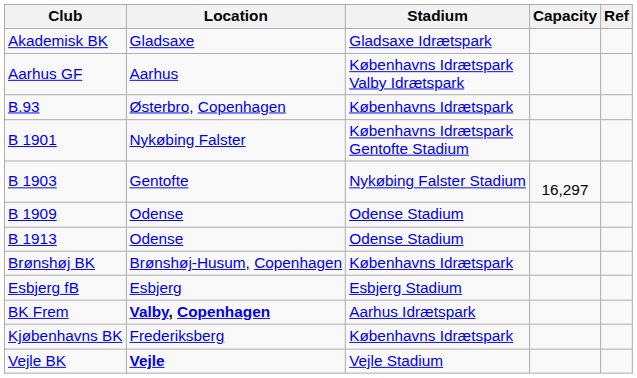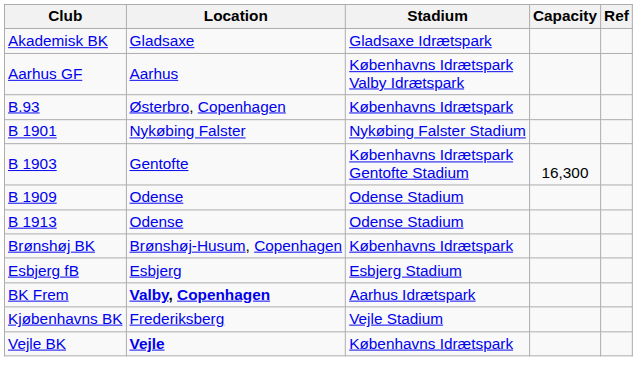(431, 140) Københavns Idrætspark Gentofte Stadium -> (438, 131) Nykøbing Falster Stadium
(438, 181) Nykøbing Falster Stadium -> (431, 164) Københavns Idrætspark Gentofte Stadium
(565, 190) 16,297 -> (565, 173) 16,300
(431, 336) Københavns Idrætspark -> (396, 319) Vejle Stadium
(396, 360) Vejle Stadium -> (431, 343) Københavns Idrætspark
